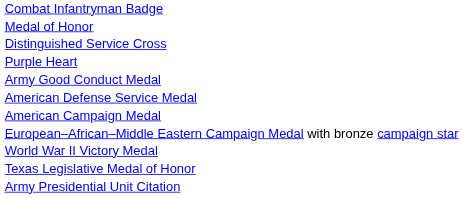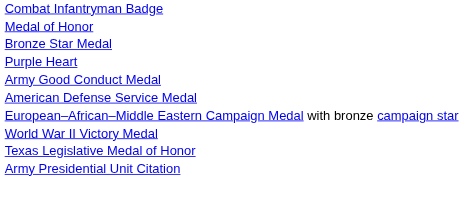- row: (86, 44)
+ row: (58, 44)
- row: (83, 115)
